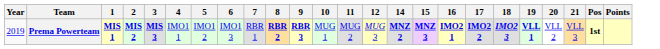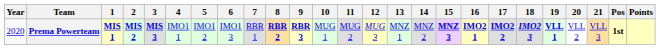+ column: (400, 11)
(15, 31) 2019 -> (15, 31) 2020
(400, 31) bold -> (424, 31) normal
